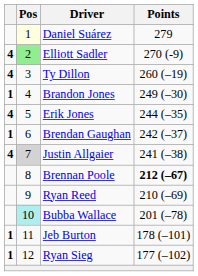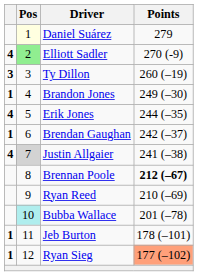(10, 74) 4 -> (10, 74) 3
(163, 255) no background -> (163, 255) lightsalmon background
